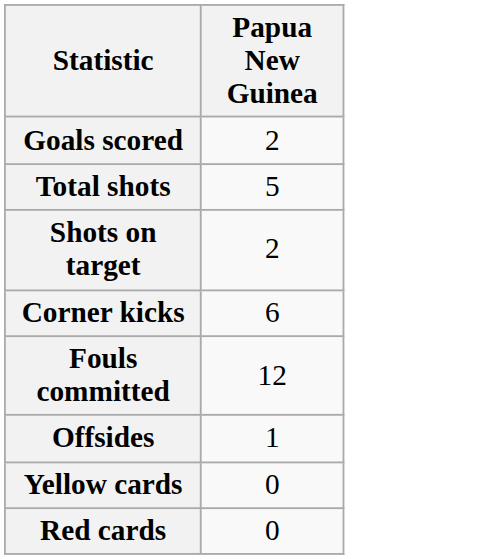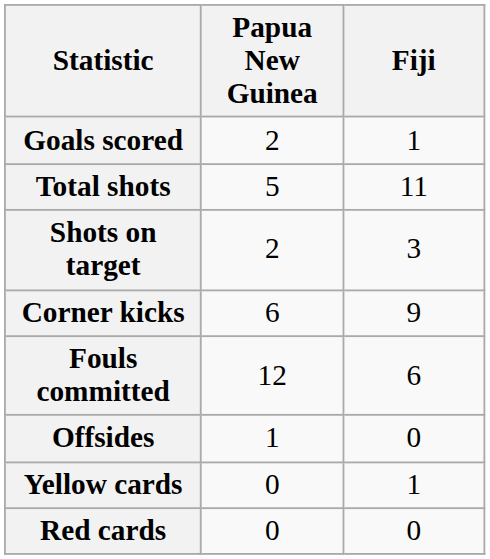+ column: (414, 60)
